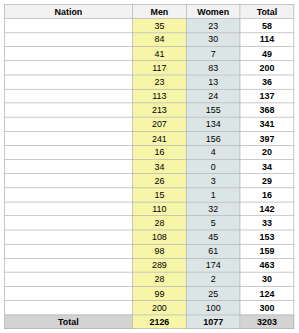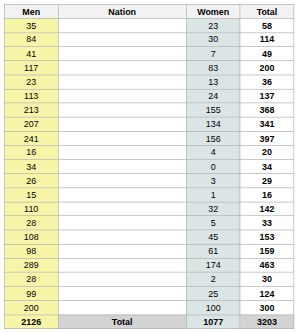columns swapped: (68, 12) <-> (159, 12)
